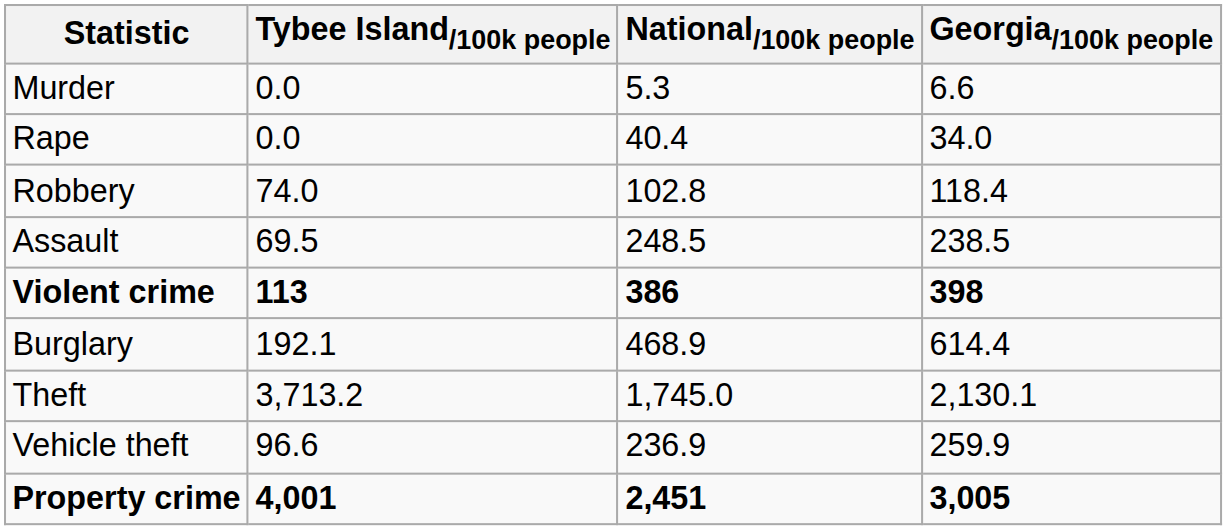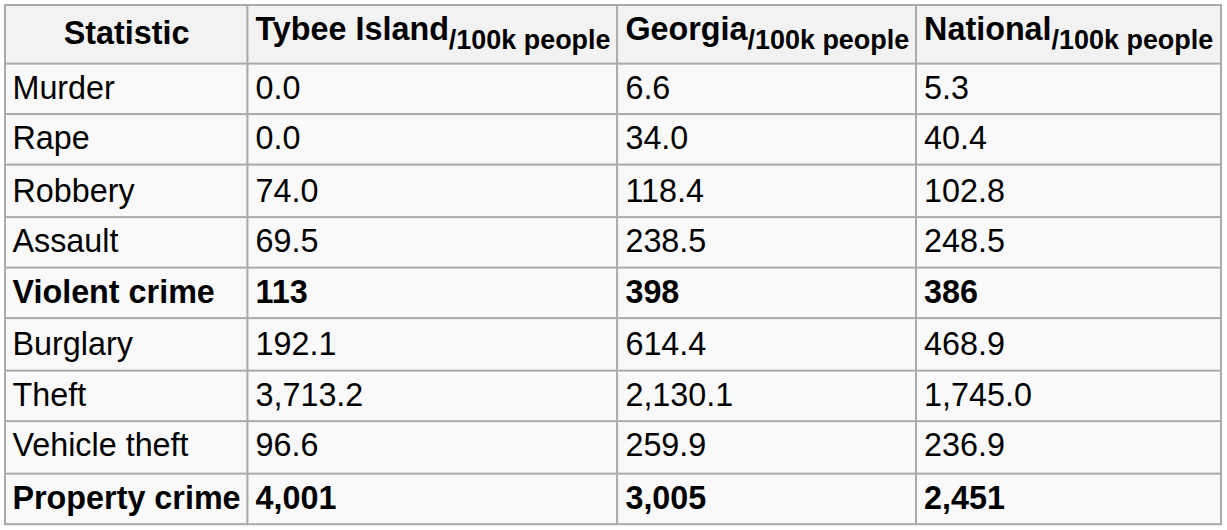columns swapped: (1071, 34) <-> (770, 34)
